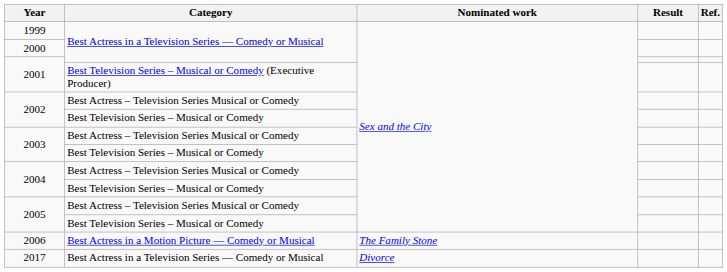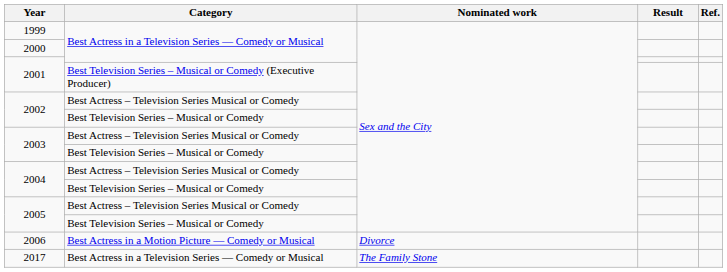(398, 240) The Family Stone -> (377, 240) Divorce
(377, 258) Divorce -> (398, 258) The Family Stone
